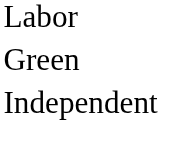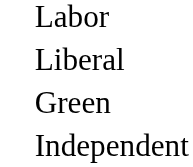+ row: (80, 59)
